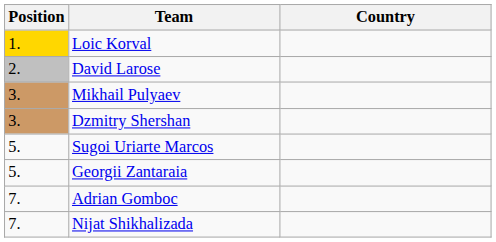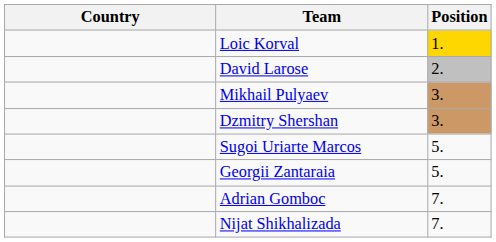columns swapped: (36, 17) <-> (386, 17)
